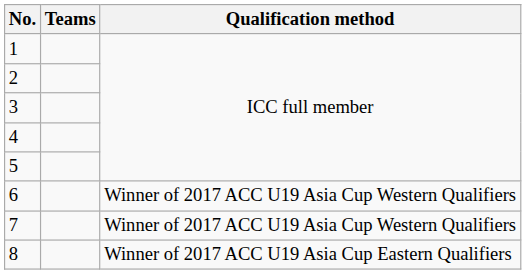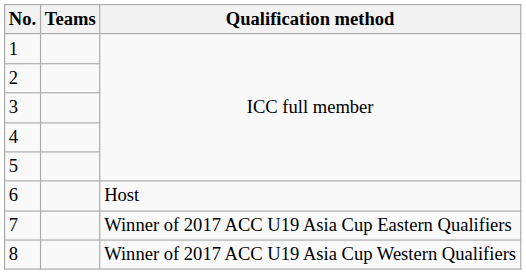(310, 195) Winner of 2017 ACC U19 Asia Cup Western Qualifiers -> (122, 195) Host
(310, 225) Winner of 2017 ACC U19 Asia Cup Western Qualifiers -> (308, 225) Winner of 2017 ACC U19 Asia Cup Eastern Qualifiers
(308, 254) Winner of 2017 ACC U19 Asia Cup Eastern Qualifiers -> (310, 254) Winner of 2017 ACC U19 Asia Cup Western Qualifiers
